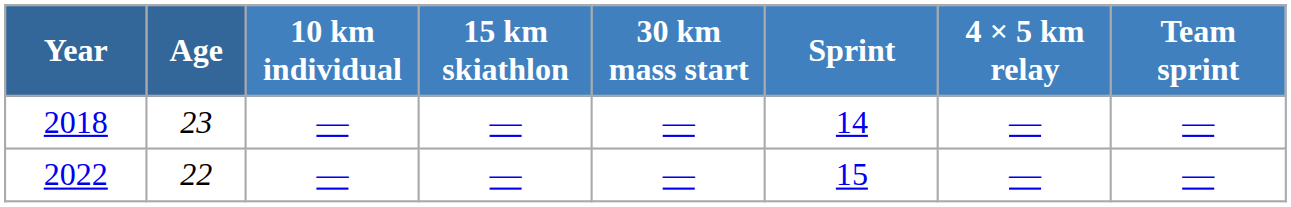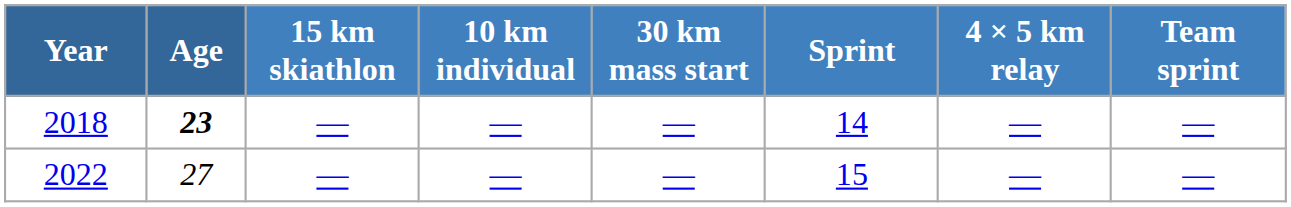columns swapped: (332, 50) <-> (506, 50)
(196, 121) normal -> (196, 121) bold
(196, 174) 22 -> (196, 174) 27
